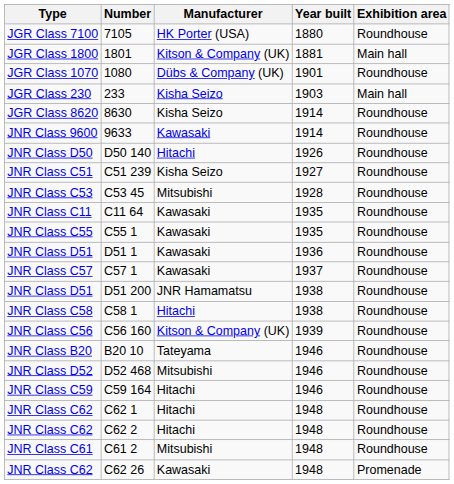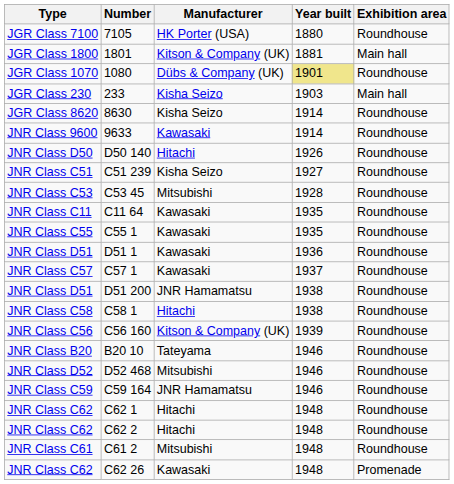(309, 73) no background -> (309, 73) khaki background
(176, 390) Hitachi -> (204, 390) JNR Hamamatsu
